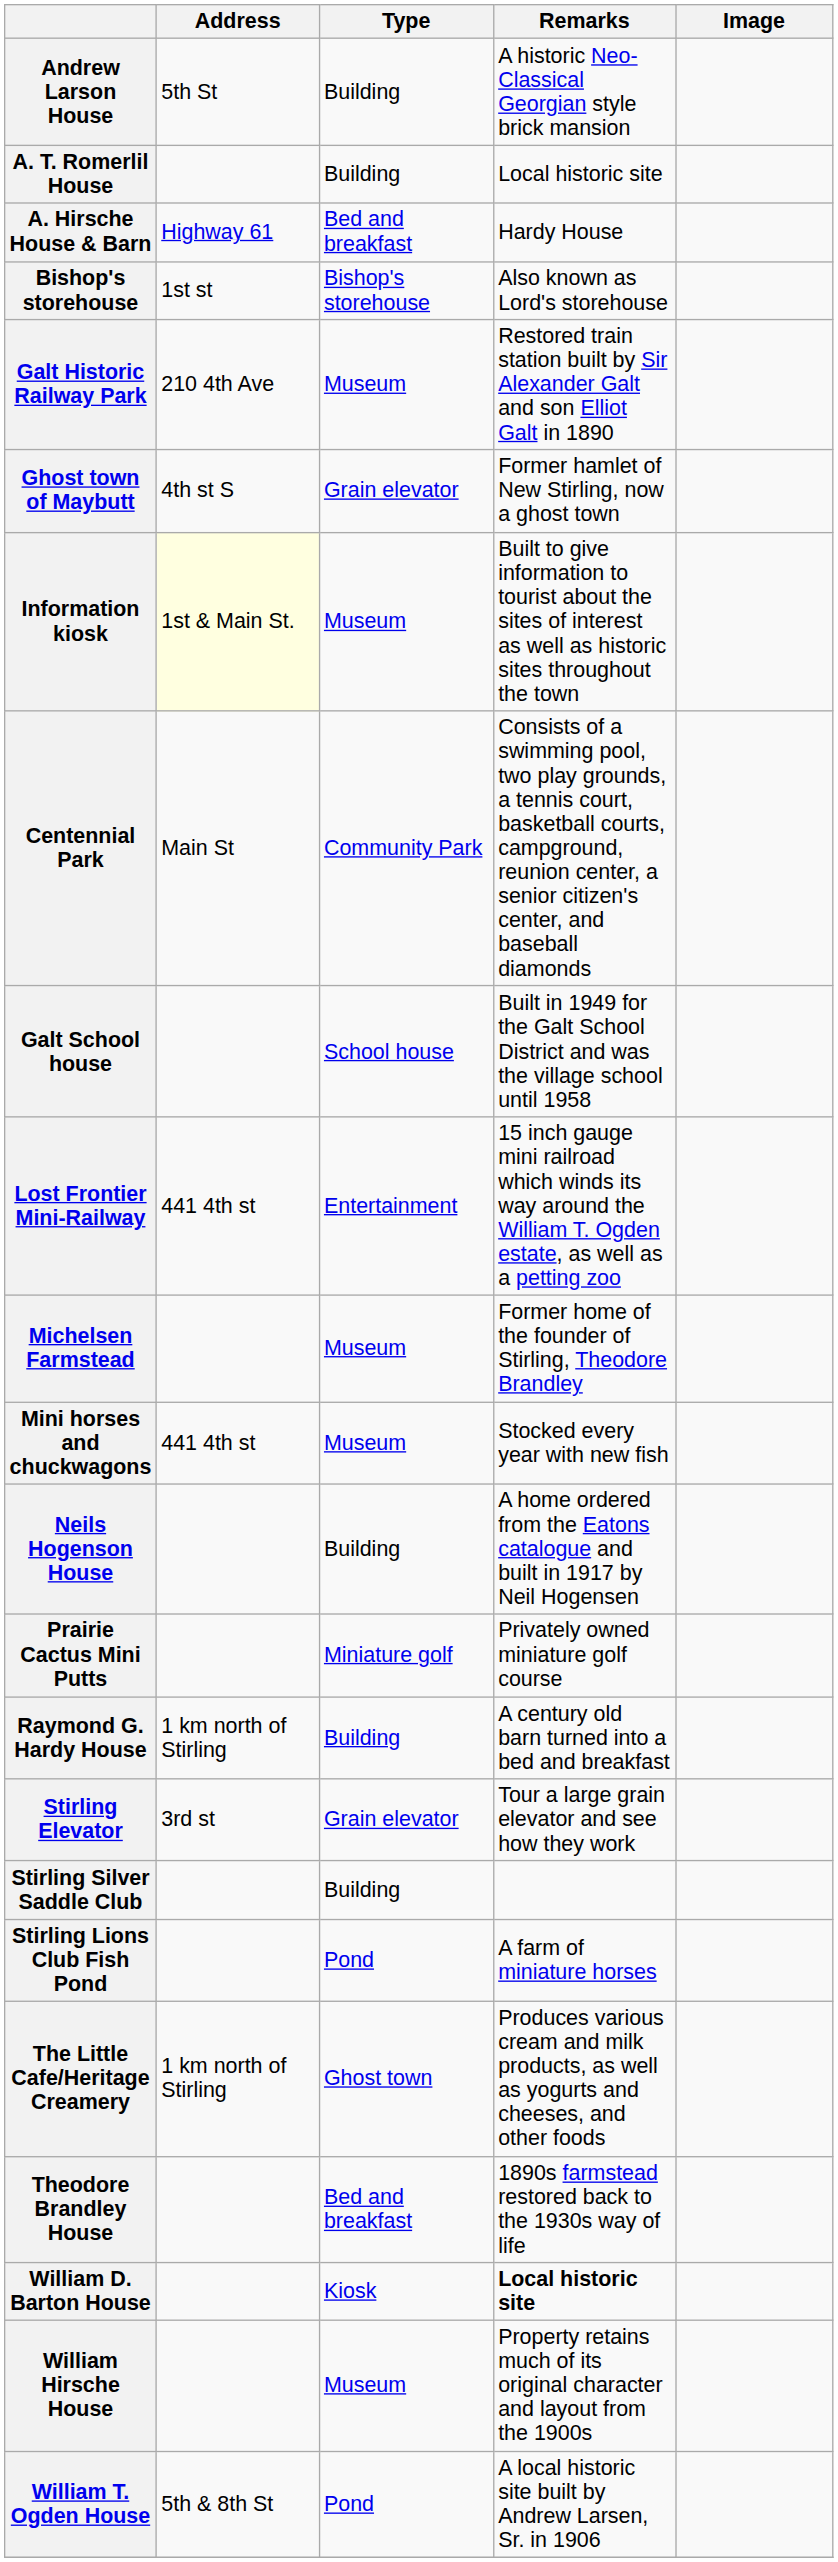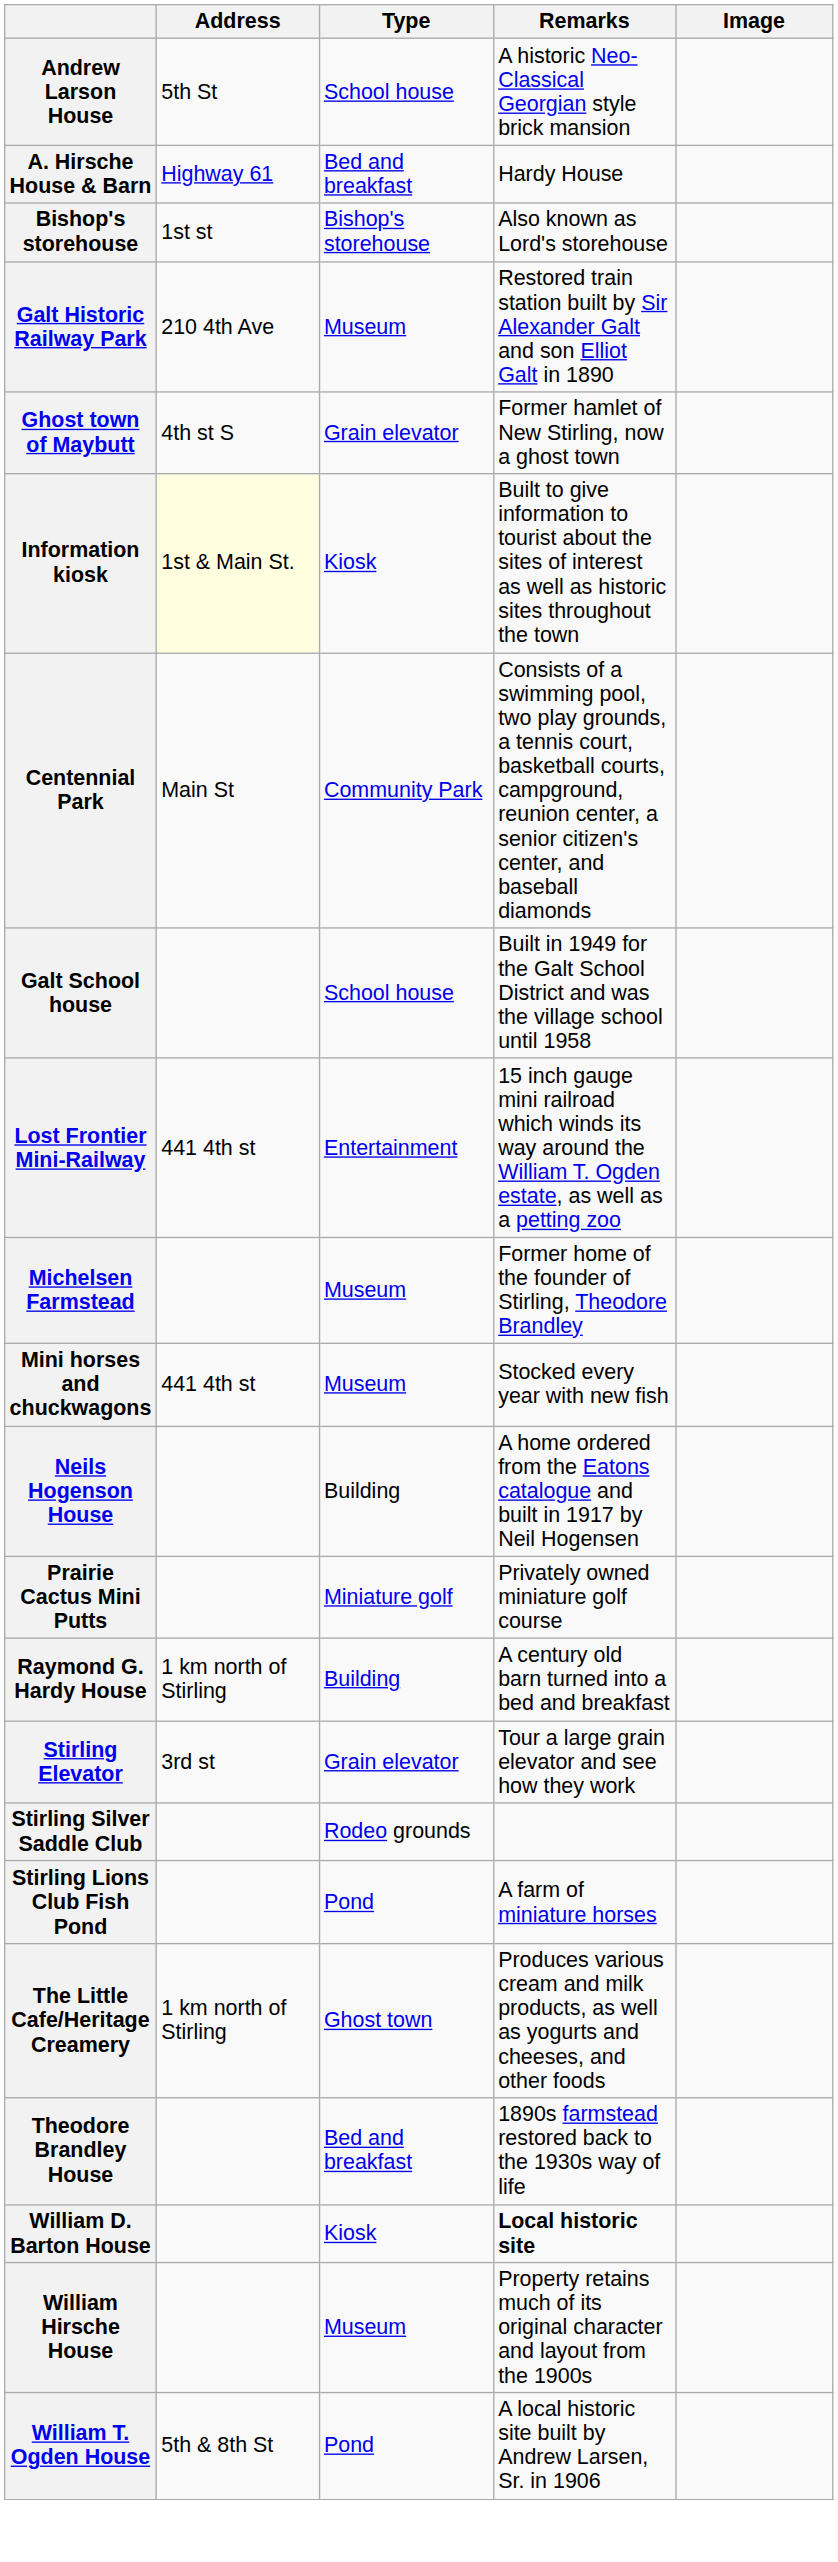(362, 91) Building -> (389, 91) School house
- row: (80, 173)
(365, 621) Museum -> (350, 563) Kiosk
(362, 1889) Building -> (397, 1831) Rodeo grounds
